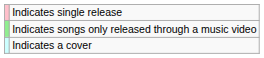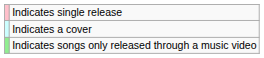rows swapped: (134, 29) <-> (52, 46)
